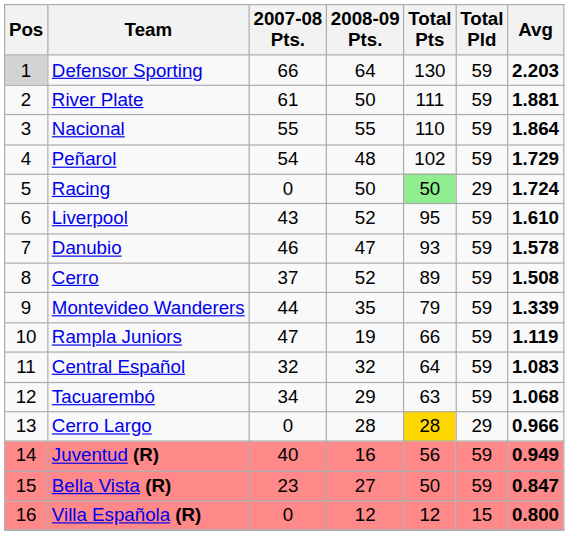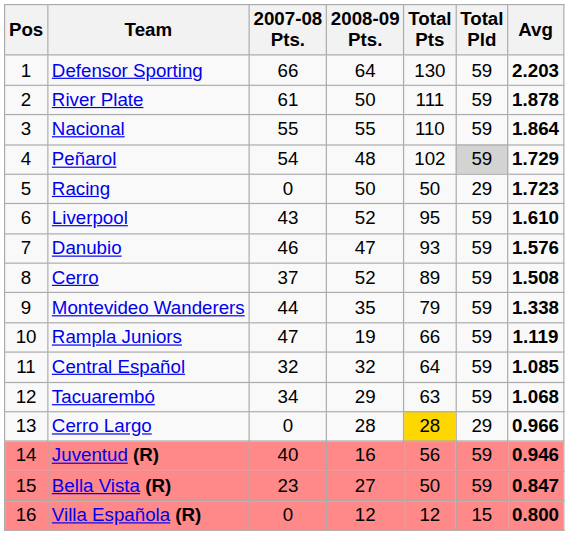(26, 70) lightgrey background -> (26, 70) no background
(536, 99) 1.881 -> (536, 99) 1.878
(482, 159) no background -> (482, 159) lightgrey background
(430, 188) lightgreen background -> (430, 188) no background
(536, 188) 1.724 -> (536, 188) 1.723
(536, 248) 1.578 -> (536, 248) 1.576
(536, 307) 1.339 -> (536, 307) 1.338
(536, 366) 1.083 -> (536, 366) 1.085
(536, 456) 0.949 -> (536, 456) 0.946
